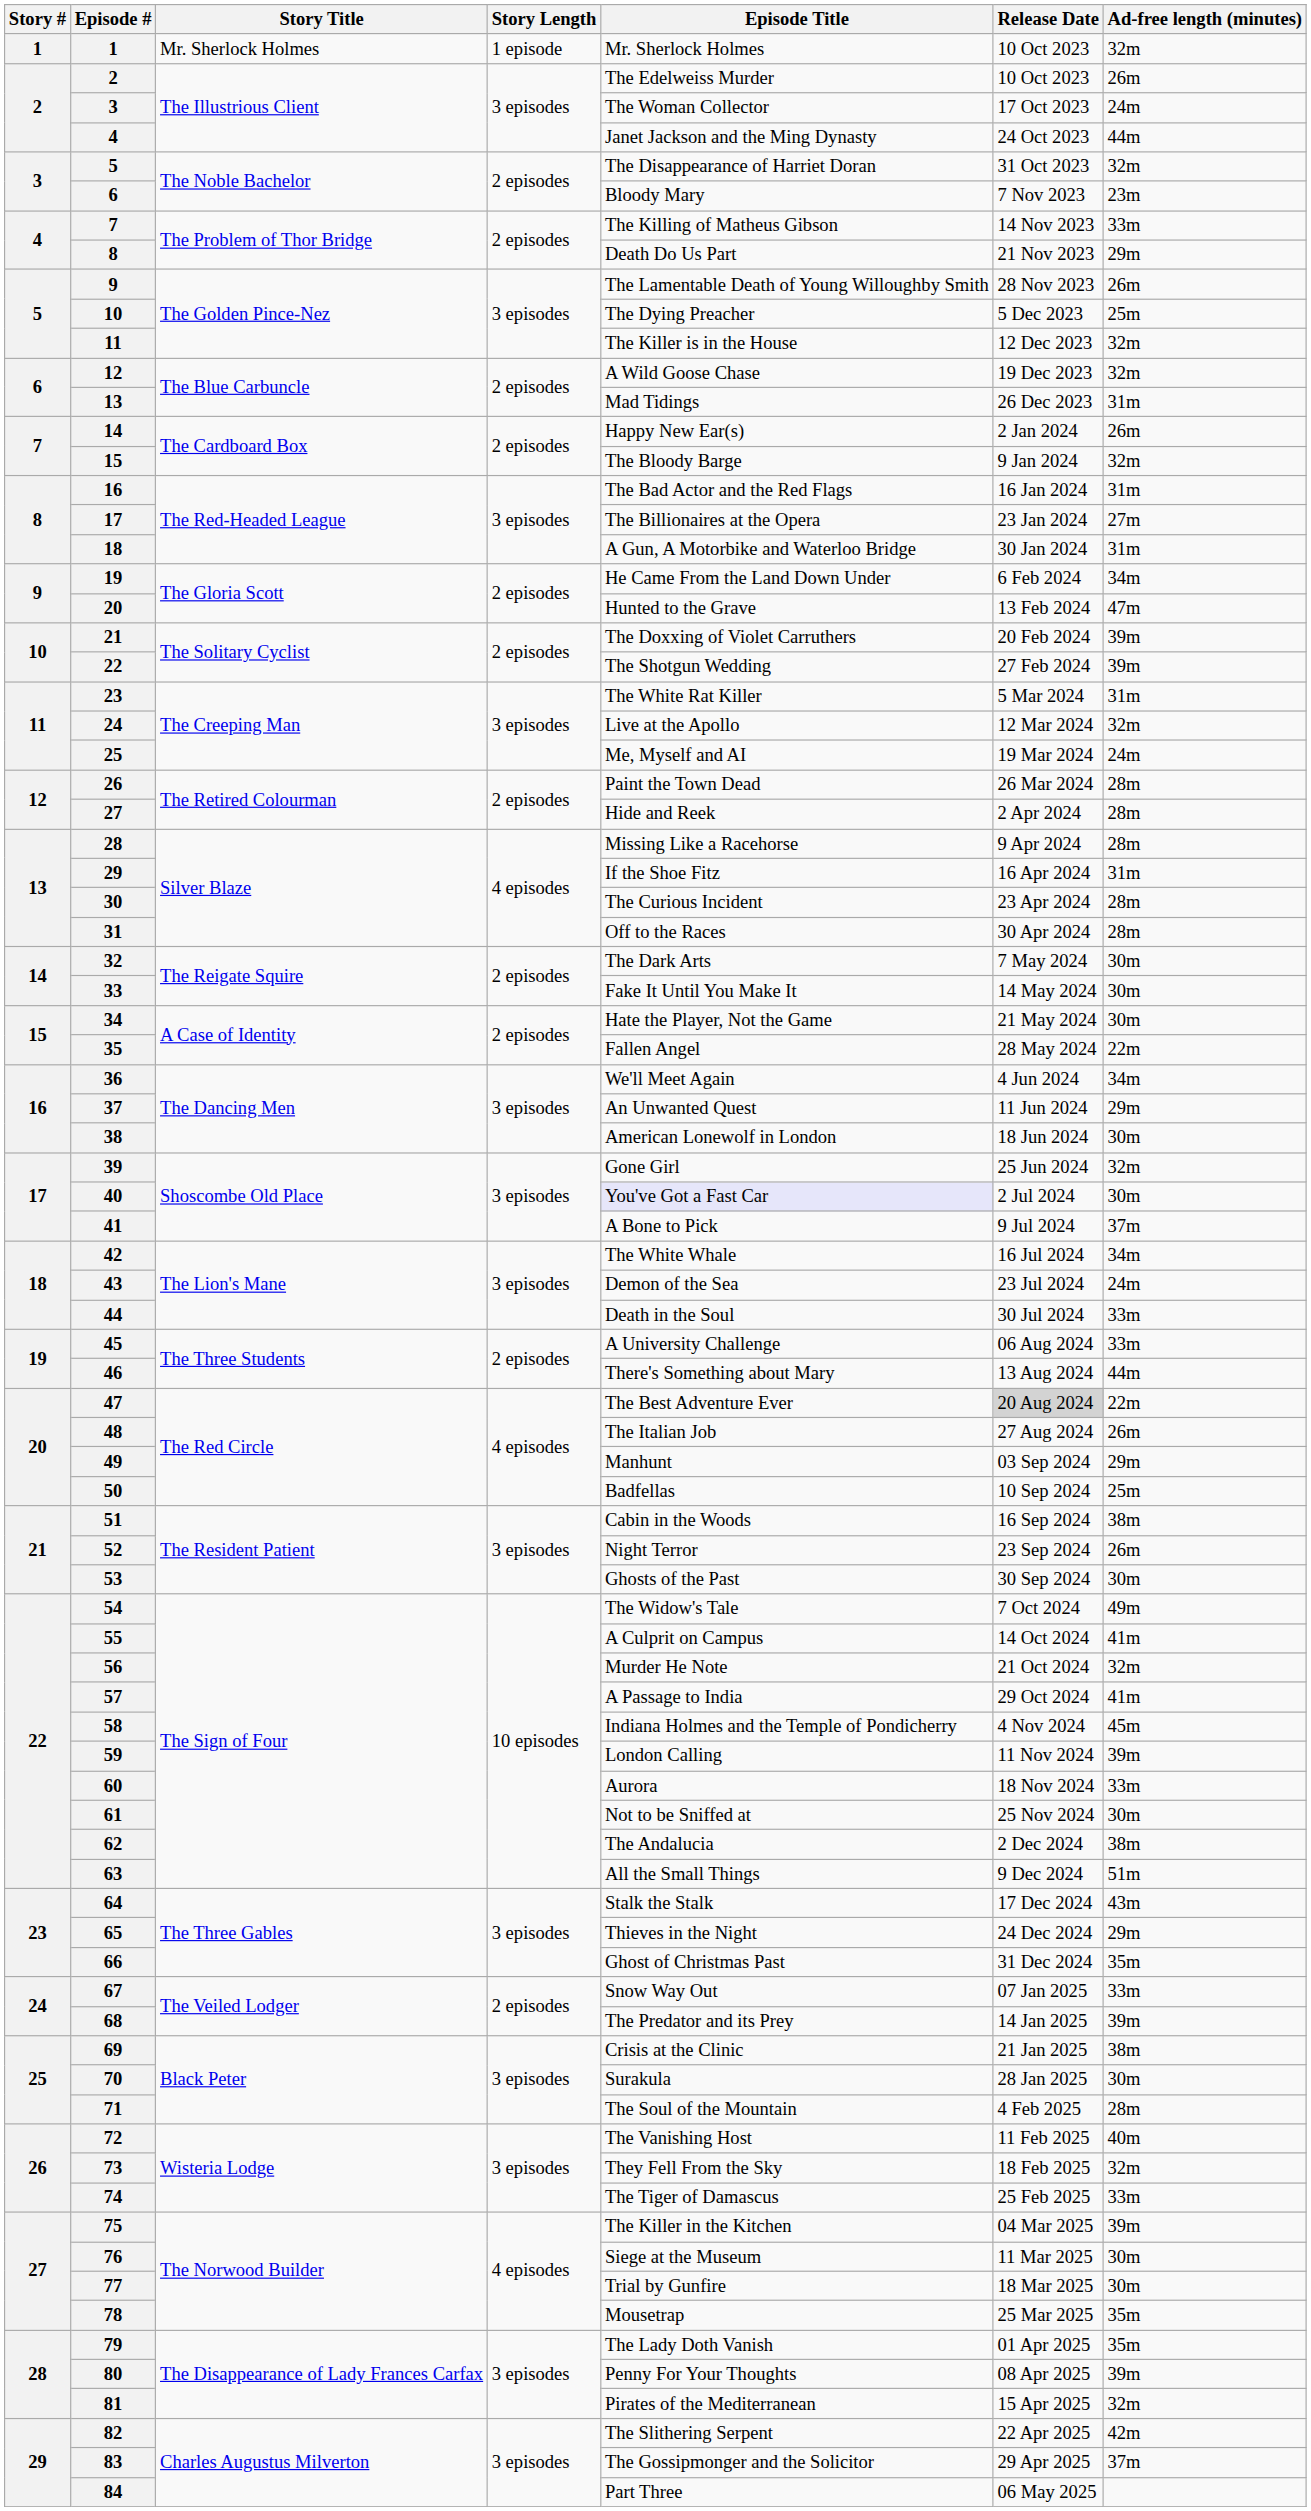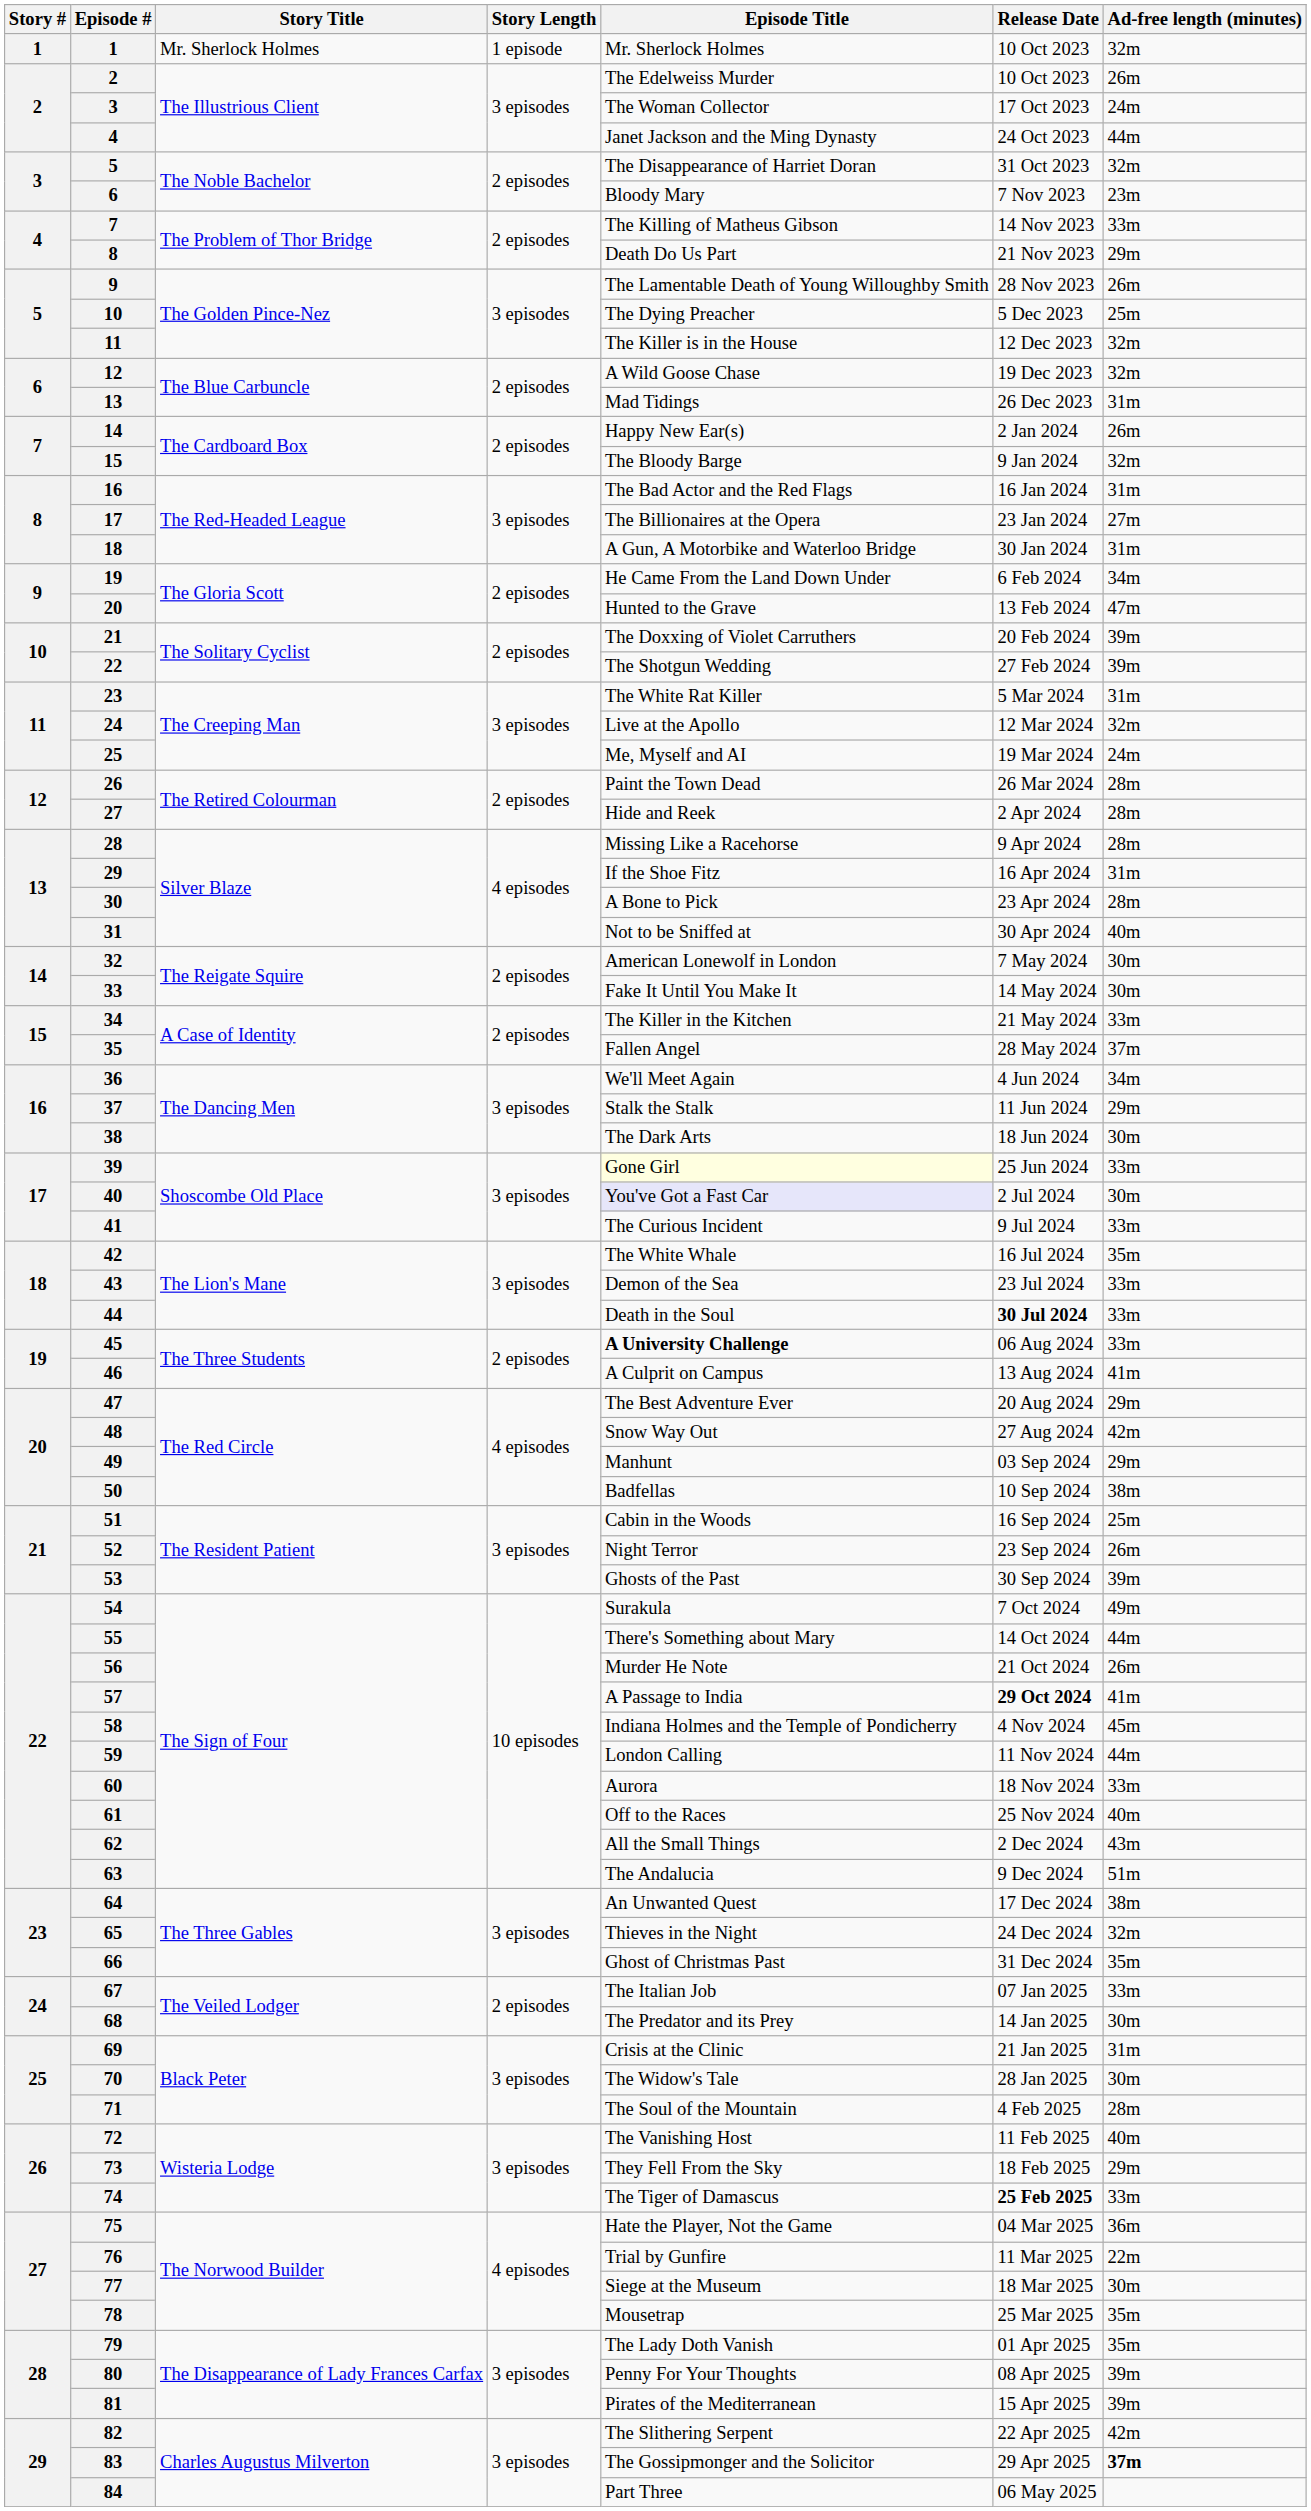(684, 902) The Curious Incident -> (661, 902) A Bone to Pick
(665, 931) Off to the Races -> (678, 931) Not to be Sniffed at
(1124, 931) 28m -> (1124, 931) 40m
(658, 961) The Dark Arts -> (721, 961) American Lonewolf in London
(718, 1020) Hate the Player, Not the Game -> (698, 1020) The Killer in the Kitchen
(1124, 1020) 30m -> (1124, 1020) 33m
(1124, 1049) 22m -> (1124, 1049) 37m
(681, 1108) An Unwanted Quest -> (659, 1108) Stalk the Stalk
(721, 1137) American Lonewolf in London -> (658, 1137) The Dark Arts
(642, 1167) no background -> (642, 1167) lightyellow background
(1124, 1167) 32m -> (1124, 1167) 33m
(661, 1226) A Bone to Pick -> (684, 1226) The Curious Incident
(1124, 1226) 37m -> (1124, 1226) 33m
(1124, 1255) 34m -> (1124, 1255) 35m
(1124, 1284) 24m -> (1124, 1284) 33m
(1041, 1314) normal -> (1042, 1314) bold
(693, 1343) normal -> (697, 1343) bold
(720, 1373) There's Something about Mary -> (684, 1373) A Culprit on Campus
(1124, 1373) 44m -> (1124, 1373) 41m
(1045, 1402) lightgrey background -> (1045, 1402) no background
(1124, 1402) 22m -> (1124, 1402) 29m
(661, 1432) The Italian Job -> (661, 1432) Snow Way Out
(1124, 1432) 26m -> (1124, 1432) 42m
(1124, 1490) 25m -> (1124, 1490) 38m
(1124, 1520) 38m -> (1124, 1520) 25m
(1124, 1579) 30m -> (1124, 1579) 39m
(672, 1608) The Widow's Tale -> (638, 1608) Surakula
(684, 1638) A Culprit on Campus -> (720, 1638) There's Something about Mary
(1124, 1638) 41m -> (1124, 1638) 44m
(1124, 1667) 32m -> (1124, 1667) 26m
(1043, 1697) normal -> (1044, 1697) bold
(1124, 1755) 39m -> (1124, 1755) 44m
(678, 1814) Not to be Sniffed at -> (665, 1814) Off to the Races
(1124, 1814) 30m -> (1124, 1814) 40m
(659, 1844) The Andalucia -> (682, 1844) All the Small Things
(1124, 1844) 38m -> (1124, 1844) 43m
(682, 1873) All the Small Things -> (659, 1873) The Andalucia
(659, 1903) Stalk the Stalk -> (681, 1903) An Unwanted Quest
(1124, 1903) 43m -> (1124, 1903) 38m
(1124, 1932) 29m -> (1124, 1932) 32m
(661, 1991) Snow Way Out -> (661, 1991) The Italian Job
(1124, 2020) 39m -> (1124, 2020) 30m
(1124, 2050) 38m -> (1124, 2050) 31m
(638, 2079) Surakula -> (672, 2079) The Widow's Tale
(1124, 2167) 32m -> (1124, 2167) 29m
(1044, 2197) normal -> (1045, 2197) bold
(698, 2226) The Killer in the Kitchen -> (718, 2226) Hate the Player, Not the Game
(1124, 2226) 39m -> (1124, 2226) 36m
(683, 2256) Siege at the Museum -> (665, 2256) Trial by Gunfire
(1124, 2256) 30m -> (1124, 2256) 22m
(665, 2285) Trial by Gunfire -> (683, 2285) Siege at the Museum
(1124, 2403) 32m -> (1124, 2403) 39m
(1124, 2462) normal -> (1125, 2462) bold
